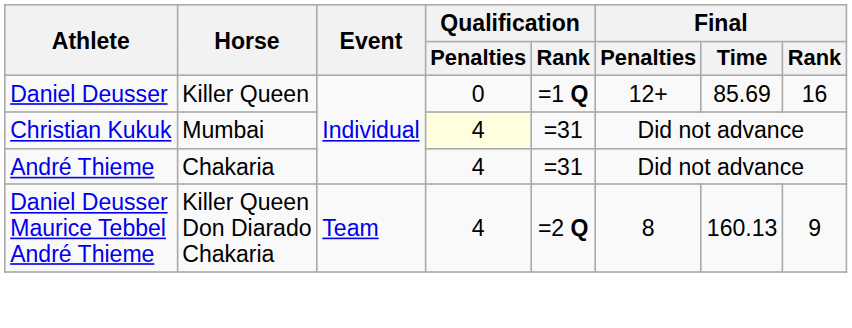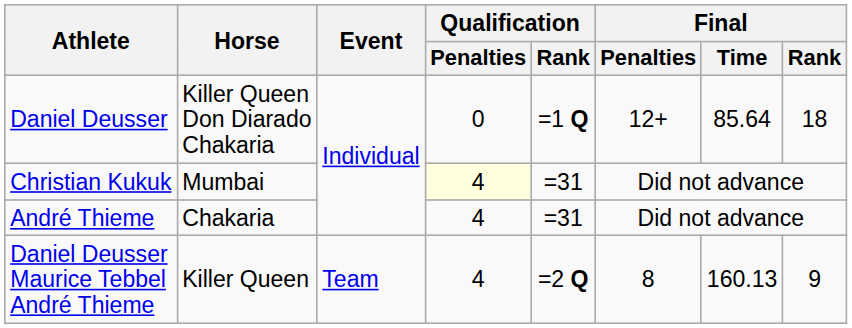(246, 94) Killer Queen -> (247, 120) Killer Queen Don Diarado Chakaria
(742, 94) 85.69 -> (742, 120) 85.64
(815, 94) 16 -> (815, 120) 18
(247, 229) Killer Queen Don Diarado Chakaria -> (246, 280) Killer Queen
